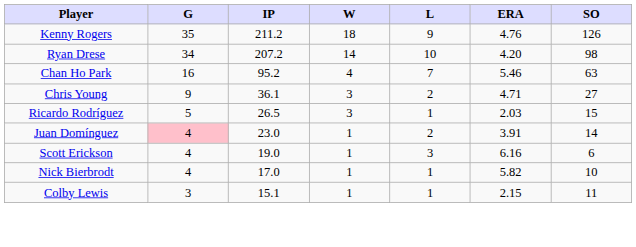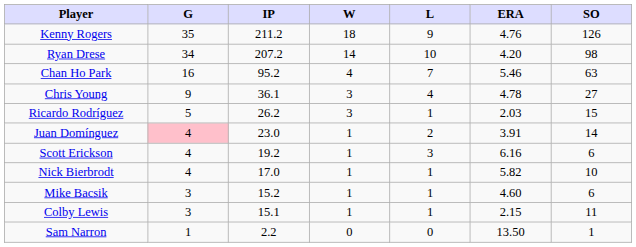(430, 93) 2 -> (430, 93) 4
(511, 93) 4.71 -> (511, 93) 4.78
(269, 113) 26.5 -> (269, 113) 26.2
(269, 152) 19.0 -> (269, 152) 19.2
+ row: (76, 192)
+ row: (76, 232)
